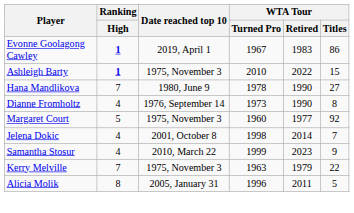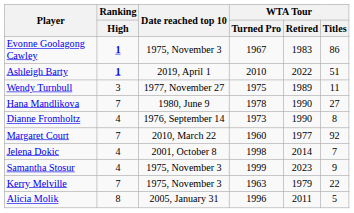(184, 50) 2019, April 1 -> (184, 50) 1975, November 3
(184, 71) 1975, November 3 -> (184, 71) 2019, April 1
(335, 71) 15 -> (335, 71) 51
+ row: (39, 87)
(118, 119) 5 -> (118, 135) 7
(184, 119) 1975, November 3 -> (184, 135) 2010, March 22
(184, 151) 2010, March 22 -> (184, 167) 1975, November 3
